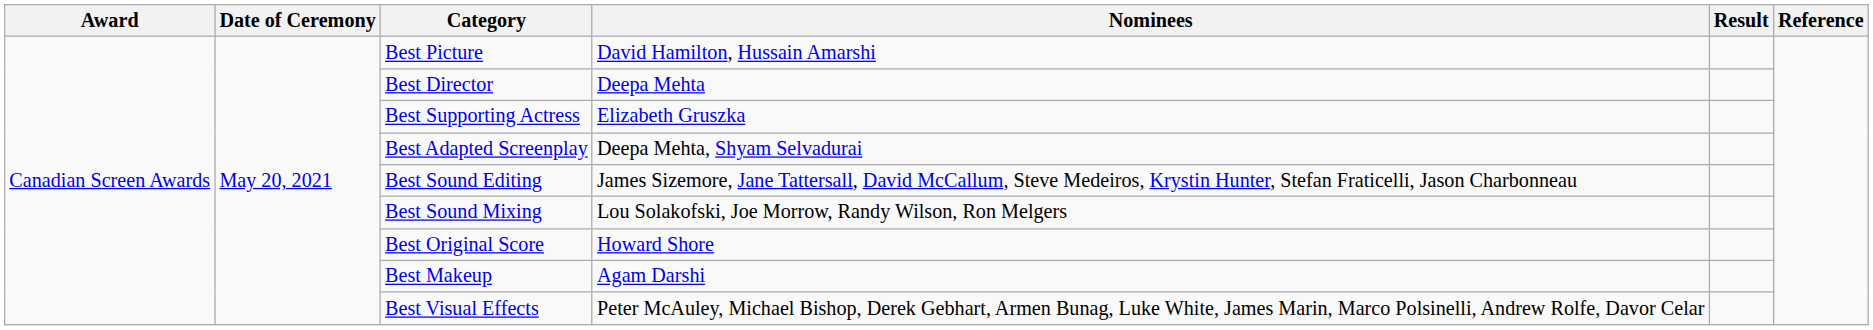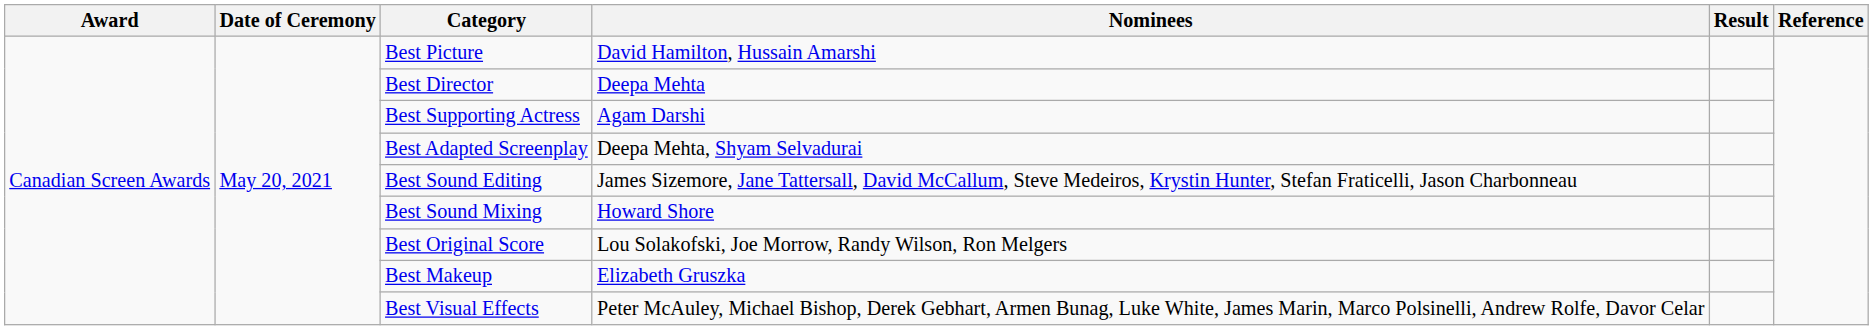(671, 116) Elizabeth Gruszka -> (651, 116) Agam Darshi
(832, 212) Lou Solakofski, Joe Morrow, Randy Wilson, Ron Melgers -> (656, 212) Howard Shore
(656, 244) Howard Shore -> (832, 244) Lou Solakofski, Joe Morrow, Randy Wilson, Ron Melgers
(651, 276) Agam Darshi -> (671, 276) Elizabeth Gruszka
